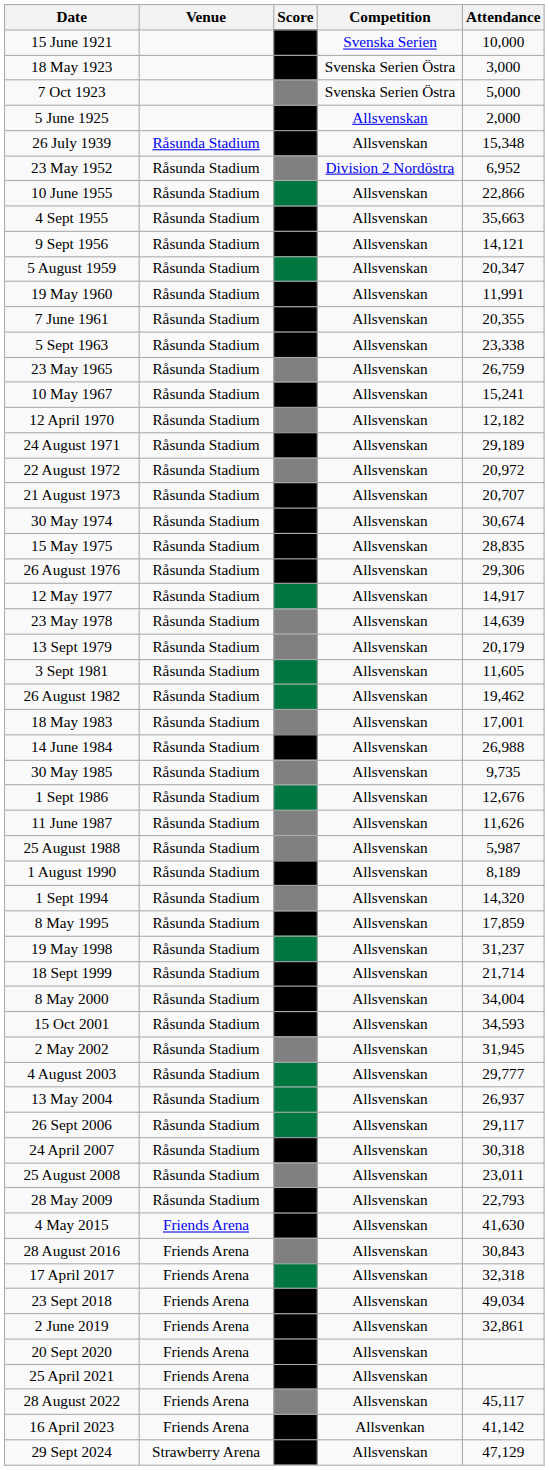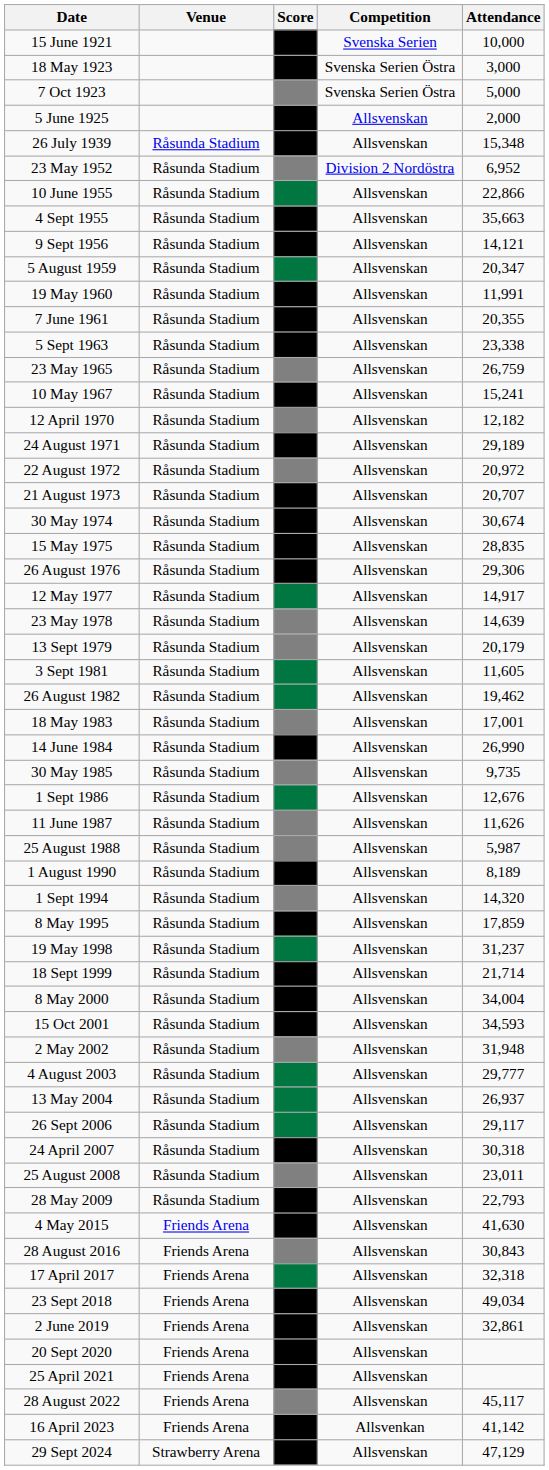(503, 747) 26,988 -> (503, 747) 26,990
(503, 1049) 31,945 -> (503, 1049) 31,948
